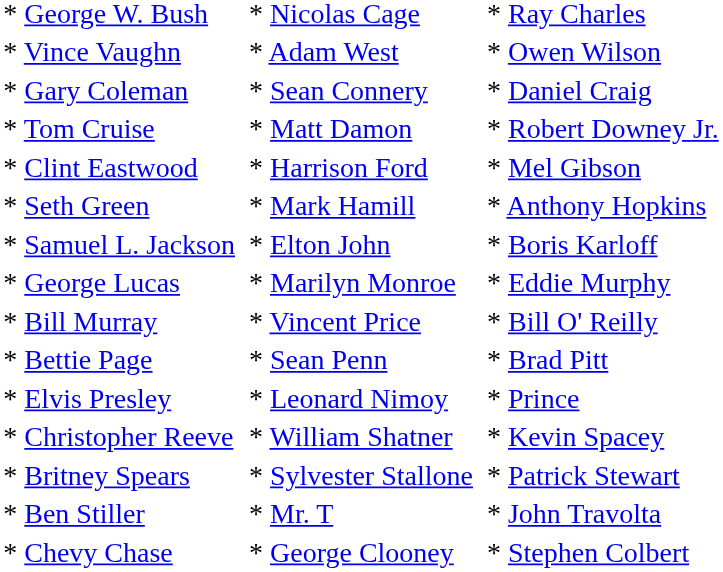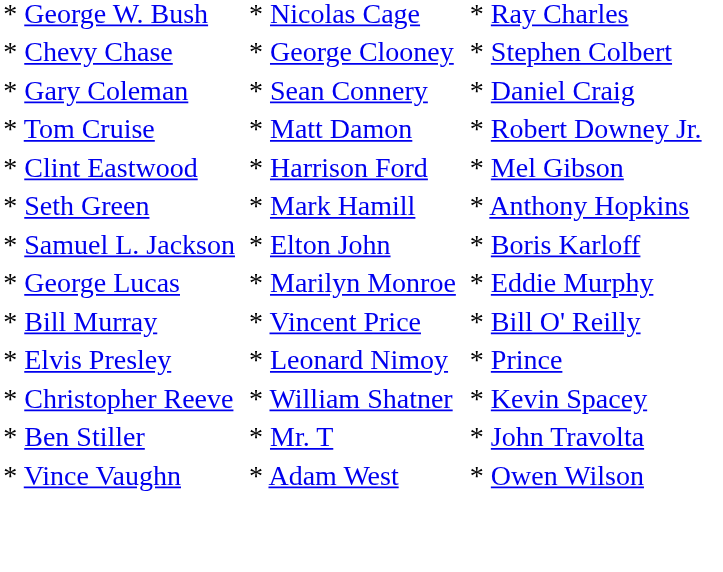rows swapped: (88, 552) <-> (92, 52)
- row: (78, 360)
- row: (97, 475)
